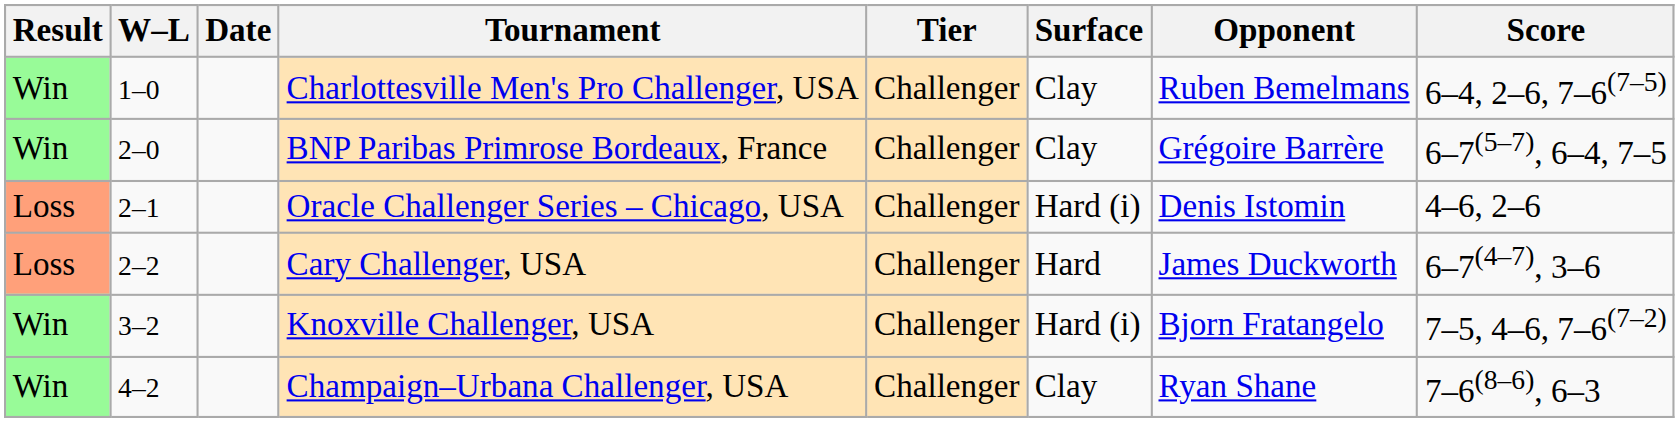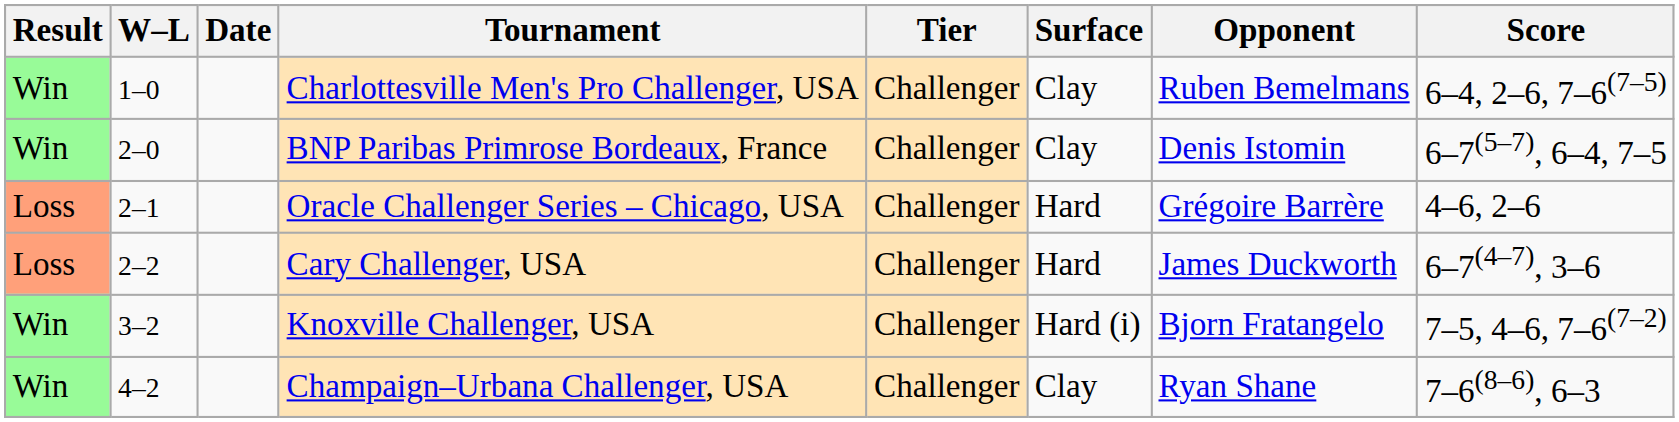(1271, 149) Grégoire Barrère -> (1252, 149) Denis Istomin
(1088, 206) Hard (i) -> (1068, 206) Hard
(1252, 206) Denis Istomin -> (1271, 206) Grégoire Barrère
